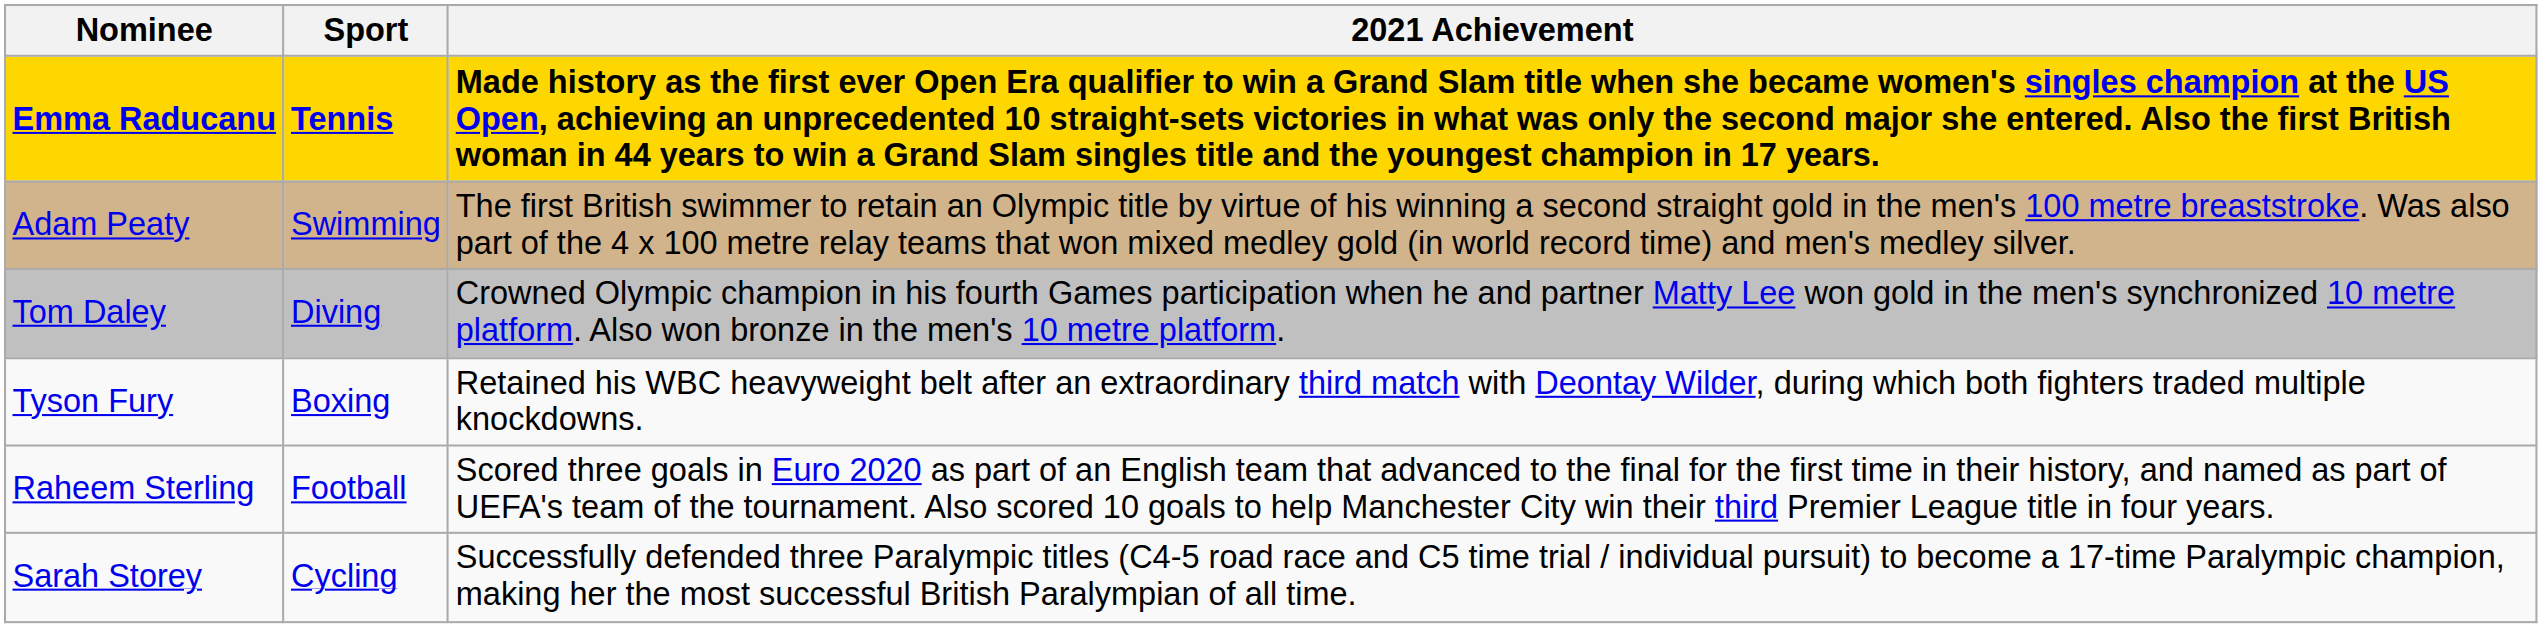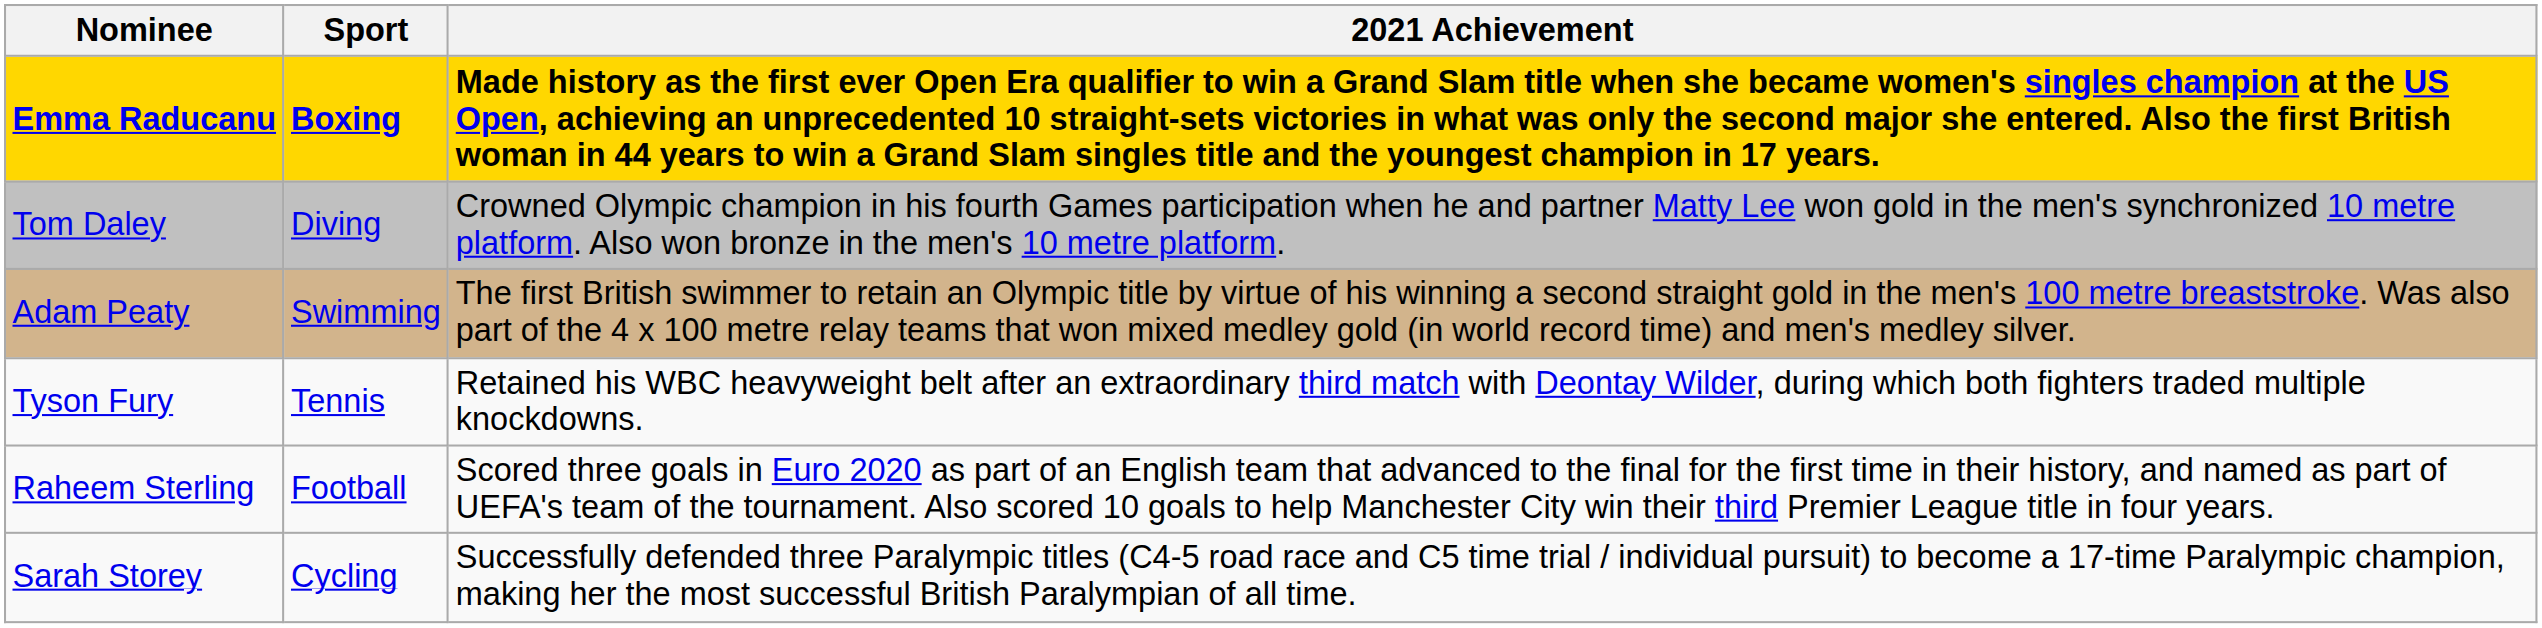(342, 118) Tennis -> (346, 118) Boxing
rows swapped: (89, 312) <-> (101, 224)
(341, 400) Boxing -> (338, 400) Tennis
